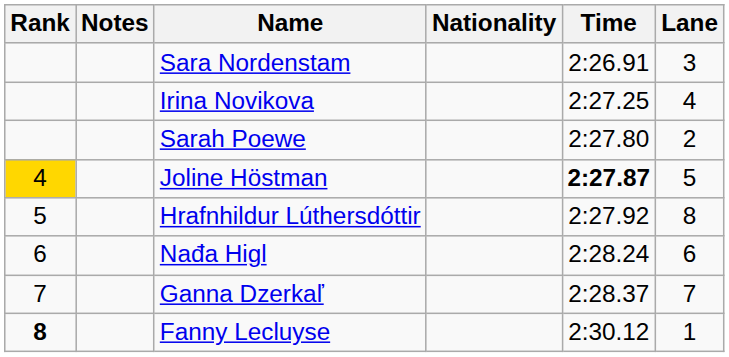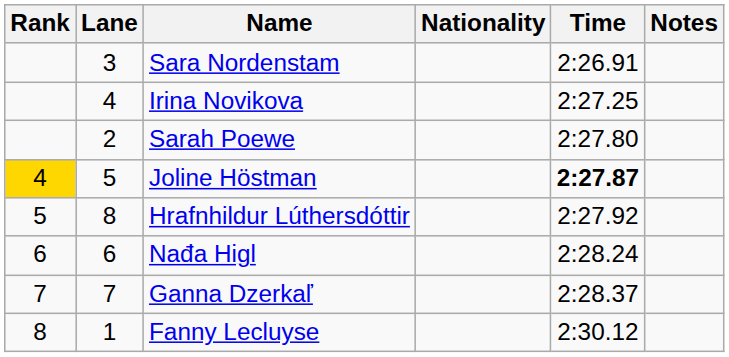columns swapped: (690, 23) <-> (115, 23)
(40, 332) bold -> (40, 332) normal
